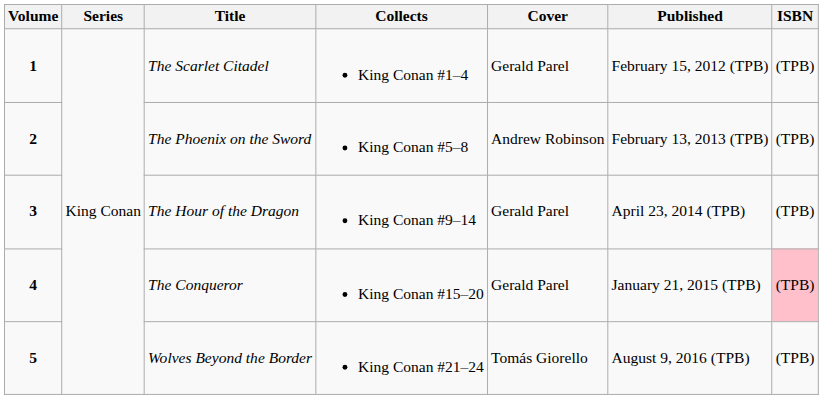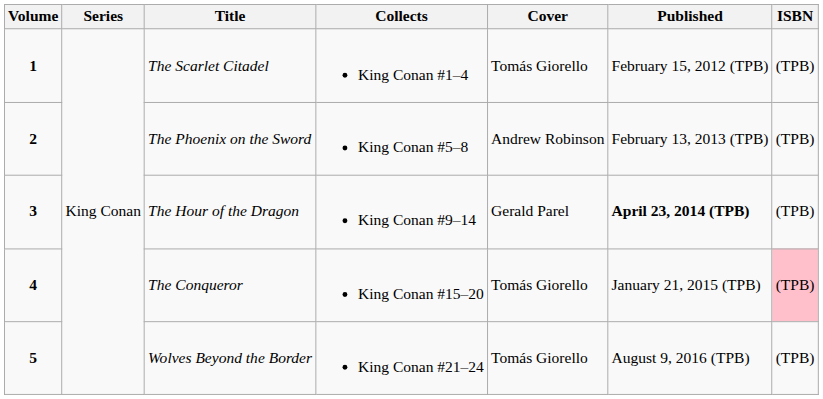(530, 65) Gerald Parel -> (539, 65) Tomás Giorello
(678, 211) normal -> (681, 211) bold
(530, 285) Gerald Parel -> (539, 285) Tomás Giorello
